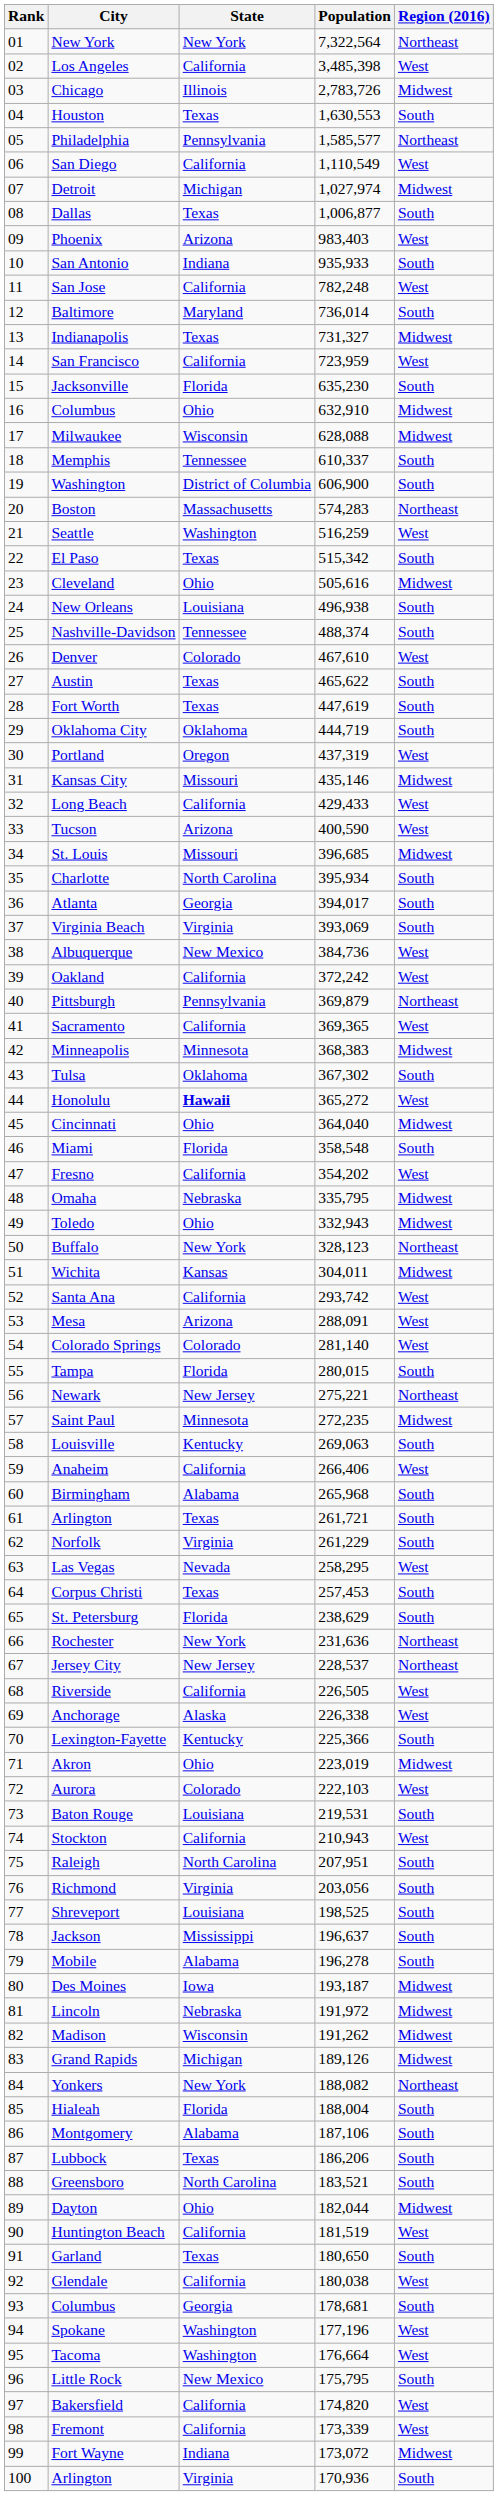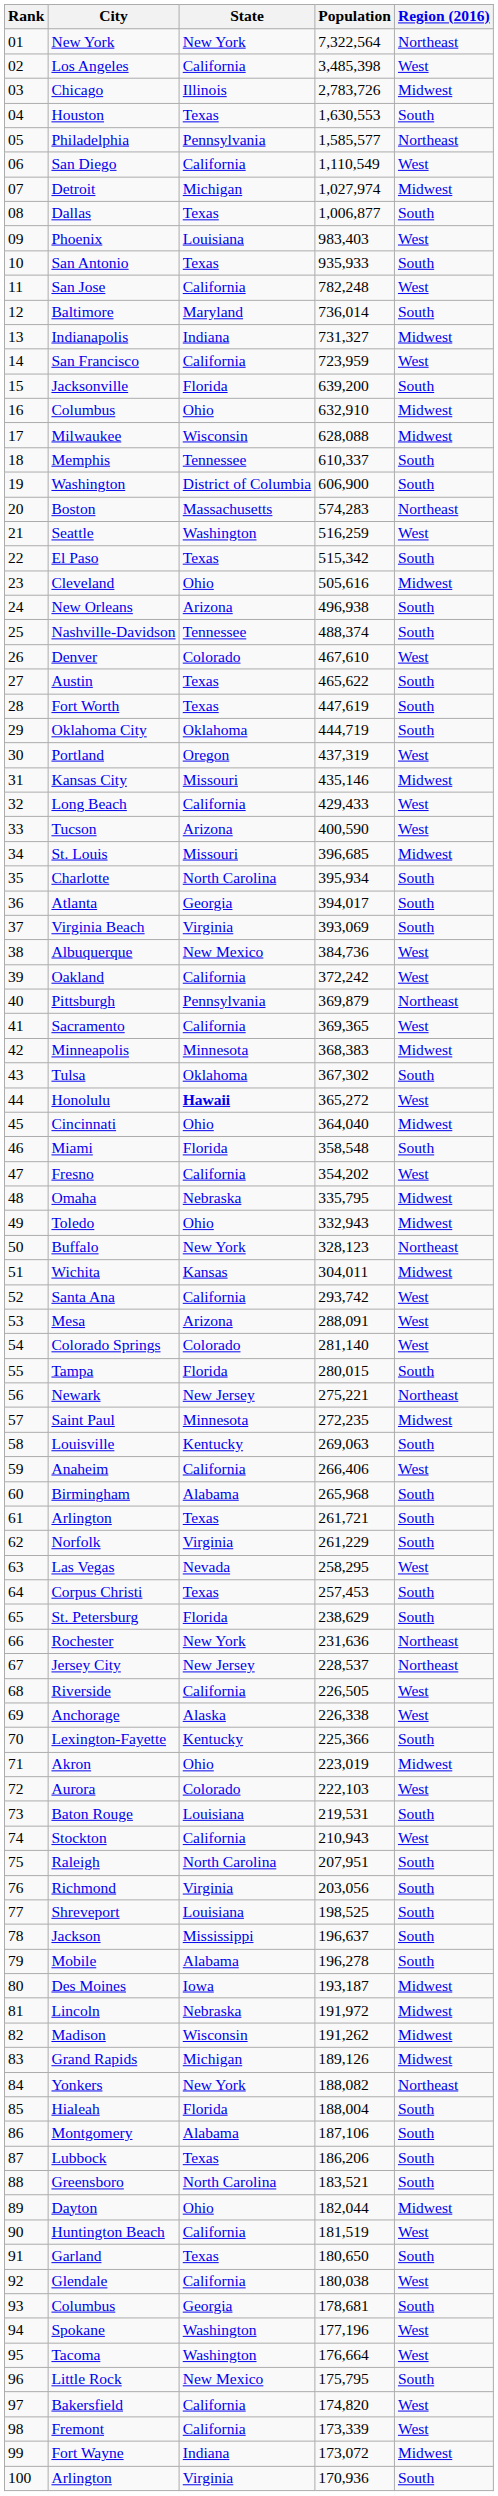(208, 238) Arizona -> (213, 238) Louisiana
(206, 262) Indiana -> (201, 262) Texas
(201, 336) Texas -> (206, 336) Indiana
(344, 386) 635,230 -> (344, 386) 639,200
(213, 607) Louisiana -> (208, 607) Arizona
